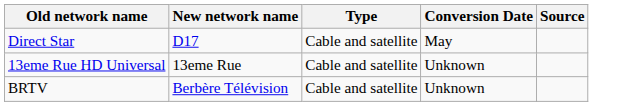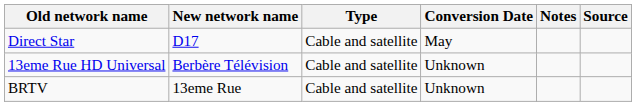+ column: (558, 16)
(207, 64) 13eme Rue -> (230, 64) Berbère Télévision
(230, 88) Berbère Télévision -> (207, 88) 13eme Rue
